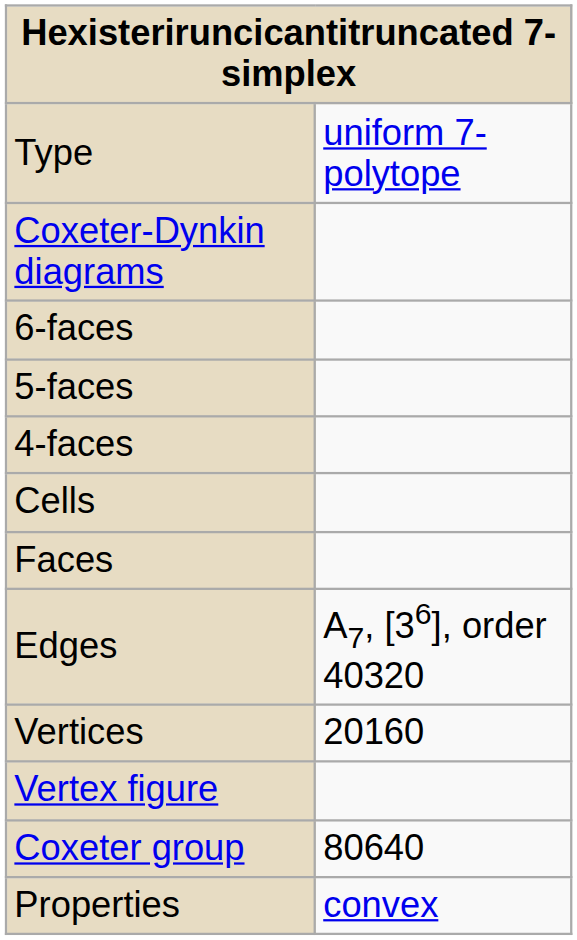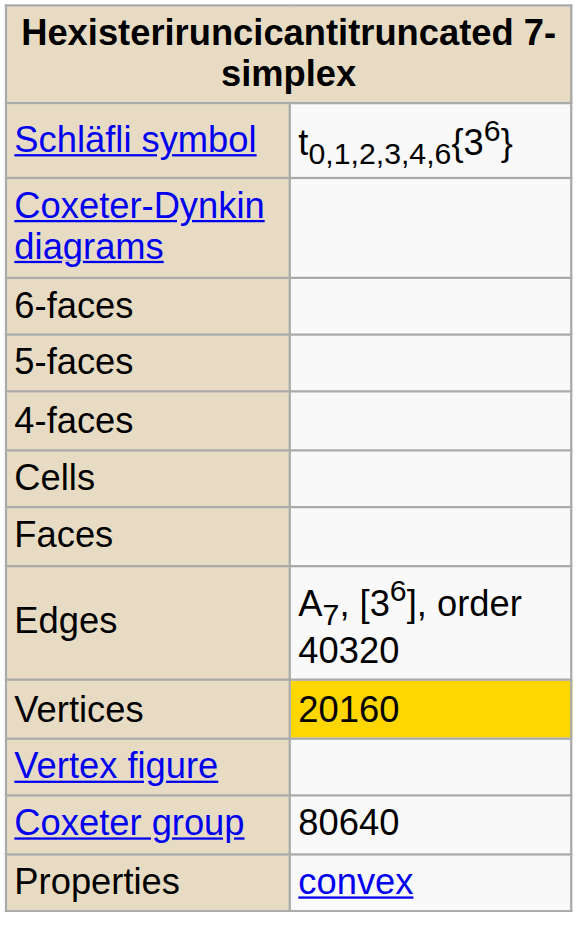- row: (54, 152)
+ row: (135, 140)
(374, 732) no background -> (349, 708) gold background
